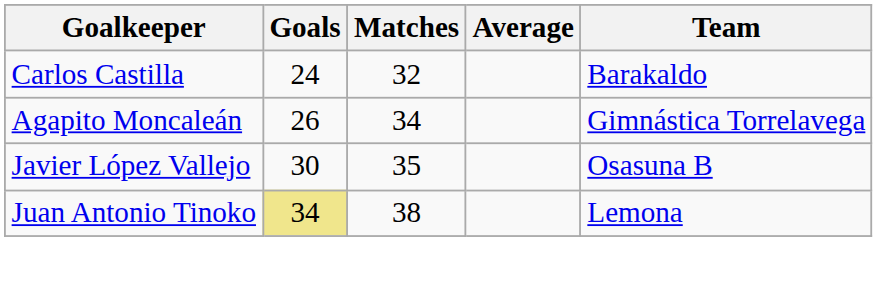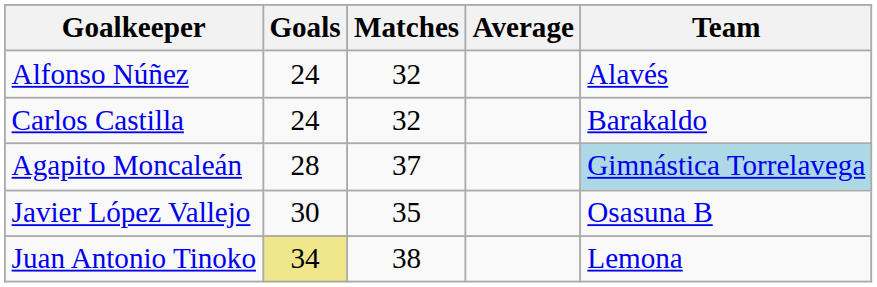+ row: (100, 73)
(305, 119) 26 -> (305, 166) 28
(407, 119) 34 -> (407, 166) 37
(726, 119) no background -> (726, 166) lightblue background
